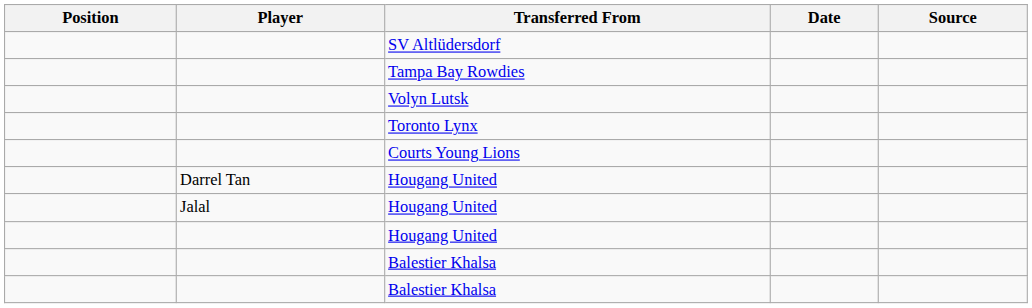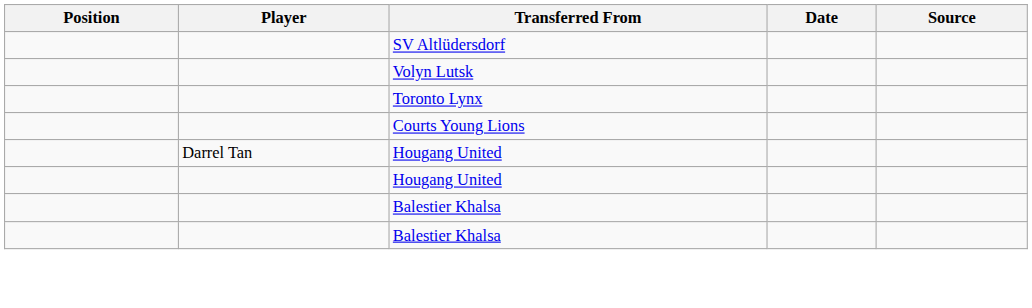- row: (280, 72)
- row: (195, 207)
